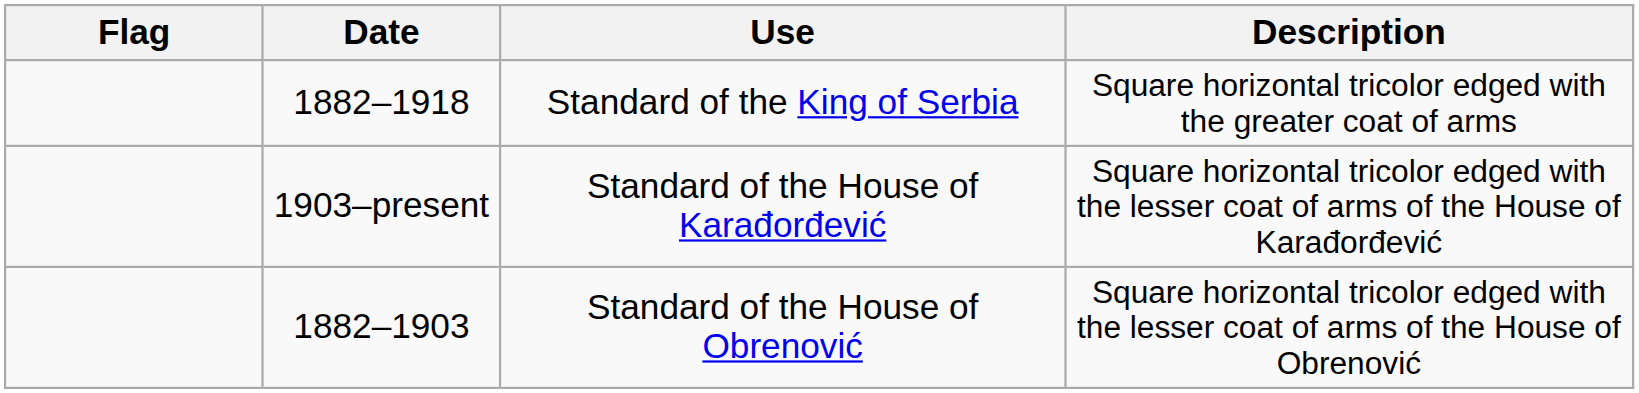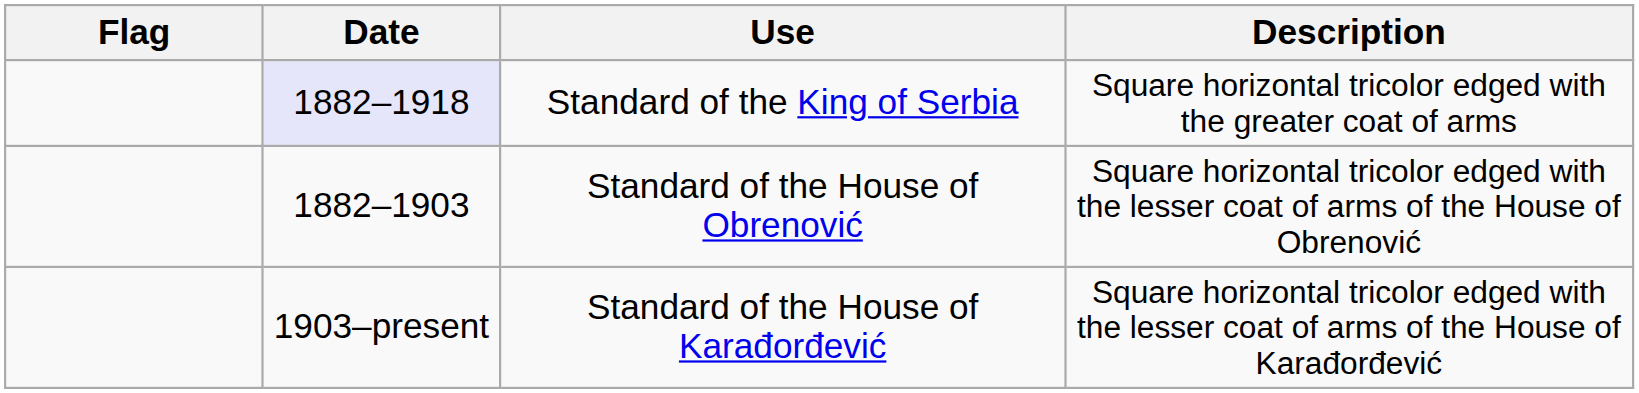(381, 102) no background -> (381, 102) lavender background
rows swapped: (783, 326) <-> (783, 205)
